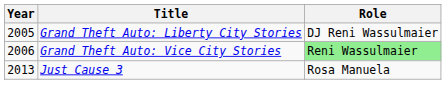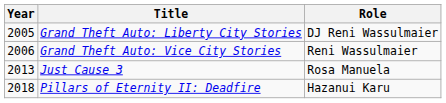(362, 51) lightgreen background -> (362, 51) no background
+ row: (150, 88)
